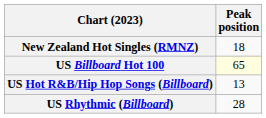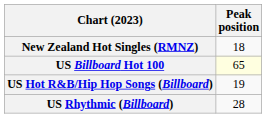(239, 84) 13 -> (239, 84) 19
